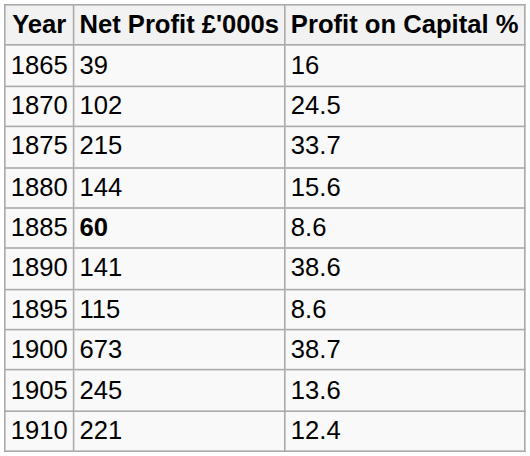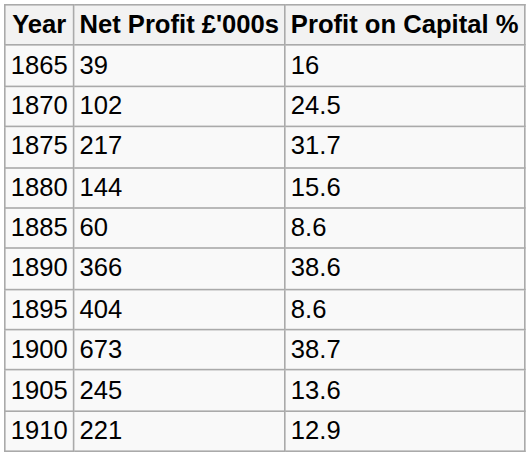(101, 146) 215 -> (101, 146) 217
(316, 146) 33.7 -> (316, 146) 31.7
(94, 227) bold -> (94, 227) normal
(101, 268) 141 -> (101, 268) 366
(100, 308) 115 -> (101, 308) 404
(316, 430) 12.4 -> (316, 430) 12.9
